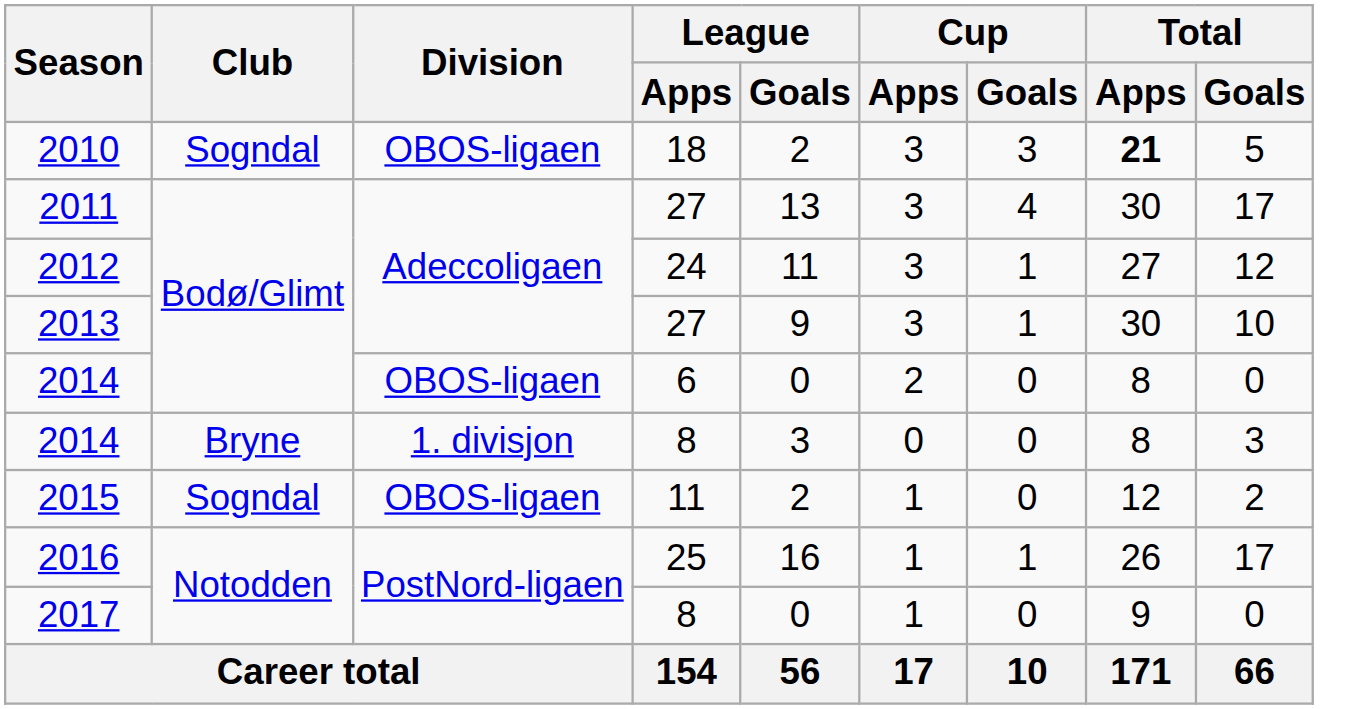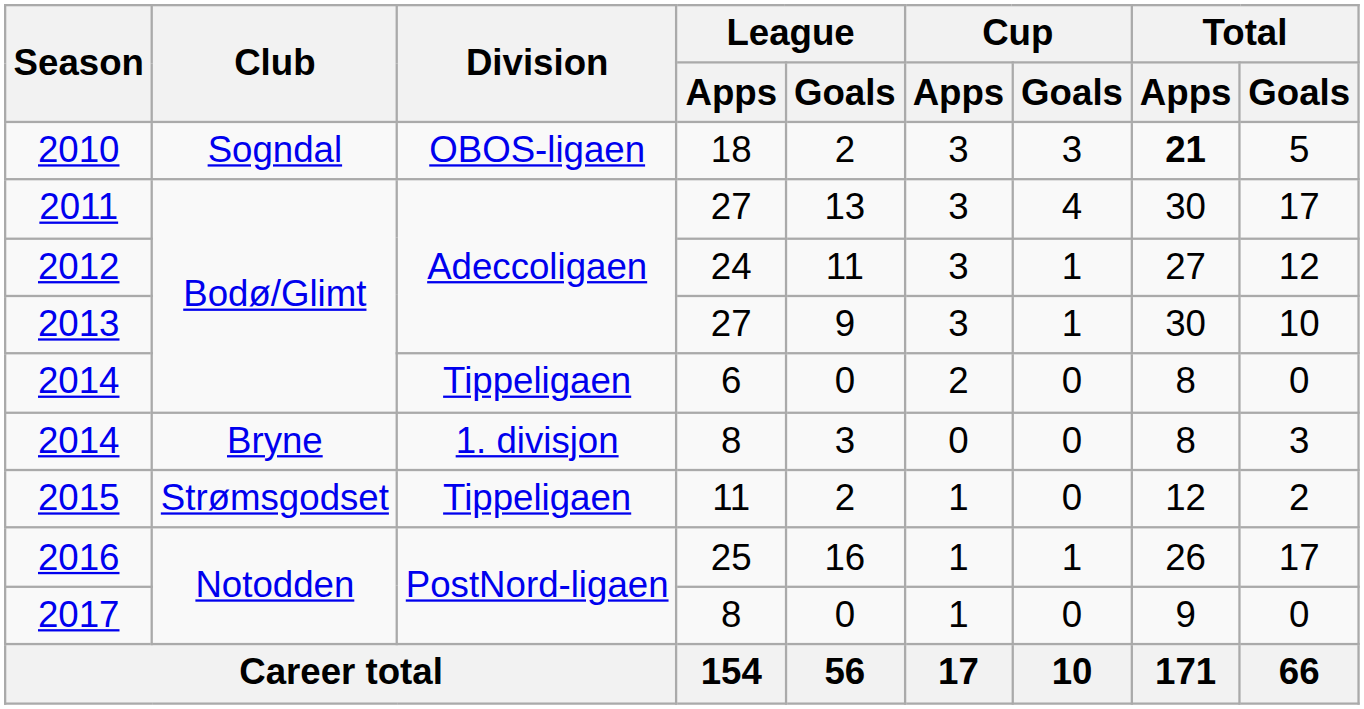(492, 382) OBOS-ligaen -> (537, 382) Tippeligaen
(252, 498) Sogndal -> (275, 498) Strømsgodset
(492, 498) OBOS-ligaen -> (537, 498) Tippeligaen
